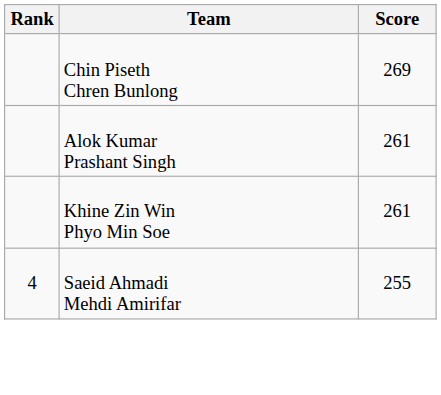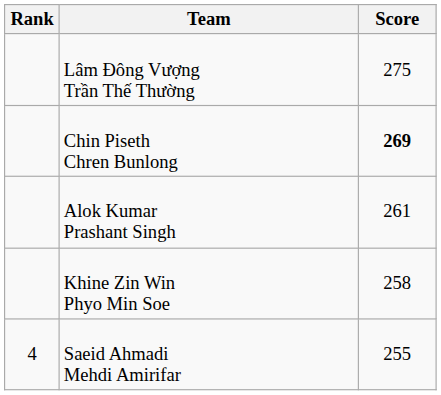+ row: (132, 79)
(397, 69) normal -> (397, 140) bold
(397, 211) 261 -> (397, 283) 258
